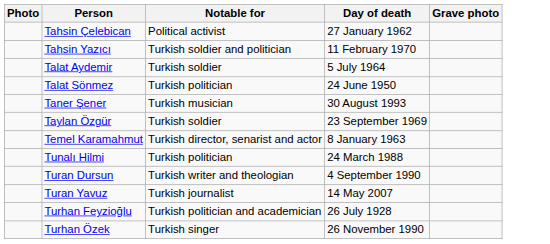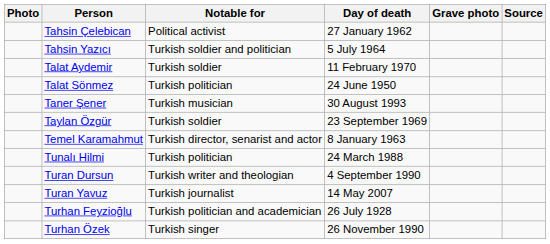+ column: (524, 13)
(372, 49) 11 February 1970 -> (356, 49) 5 July 1964
(356, 67) 5 July 1964 -> (372, 67) 11 February 1970
